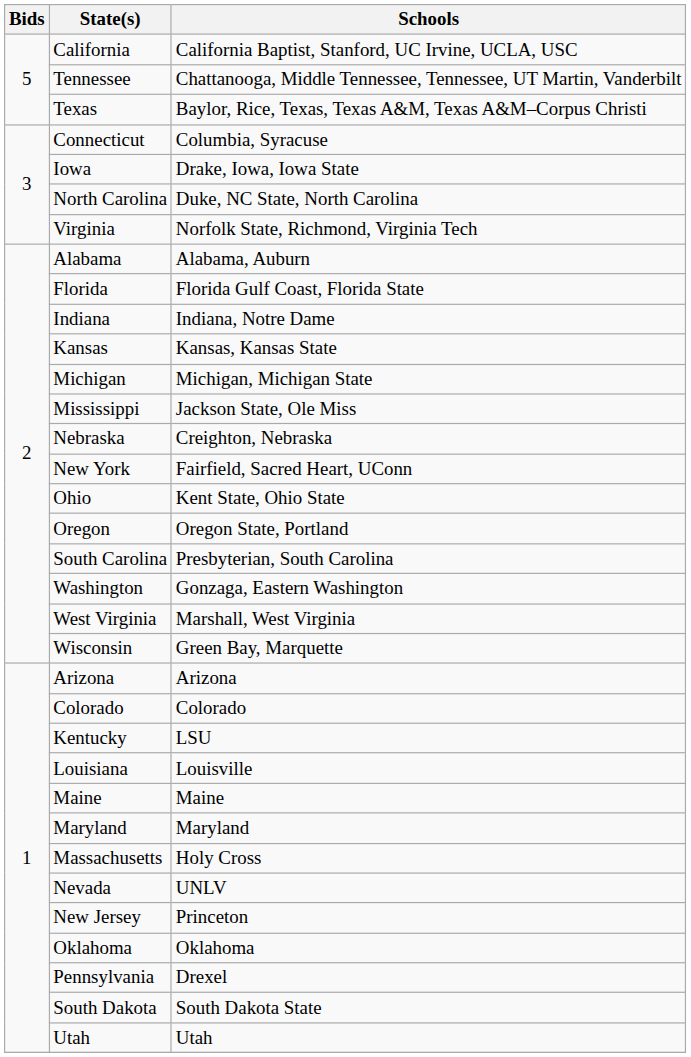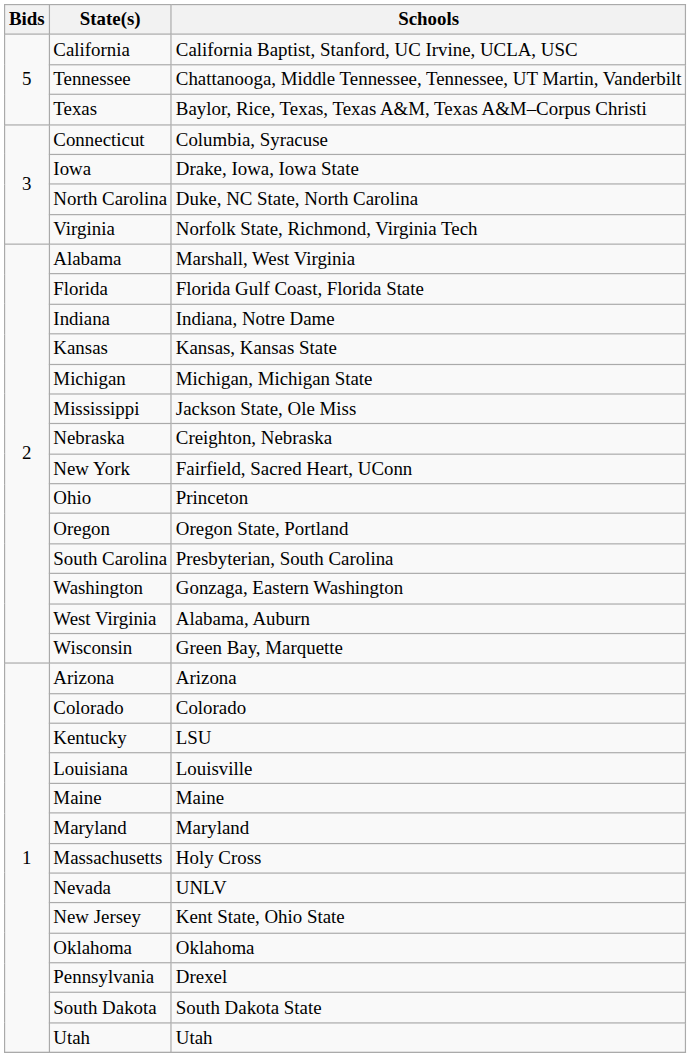(243, 259) Alabama, Auburn -> (265, 259) Marshall, West Virginia
(260, 498) Kent State, Ohio State -> (212, 498) Princeton
(265, 618) Marshall, West Virginia -> (243, 618) Alabama, Auburn
(212, 917) Princeton -> (260, 917) Kent State, Ohio State
